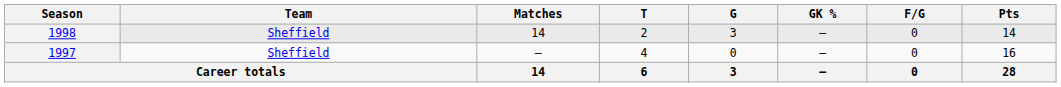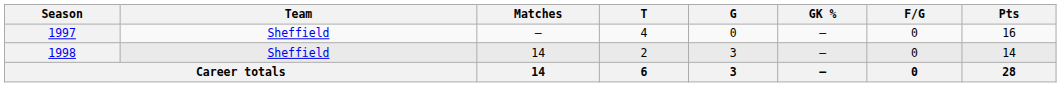rows swapped: (62, 52) <-> (62, 33)
